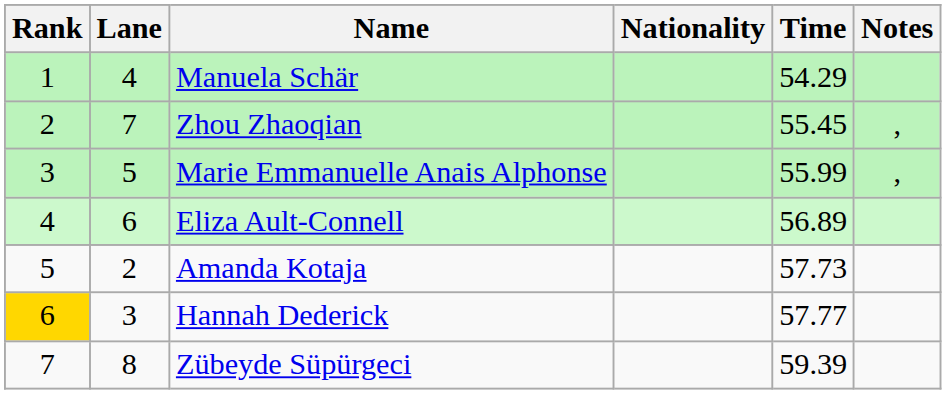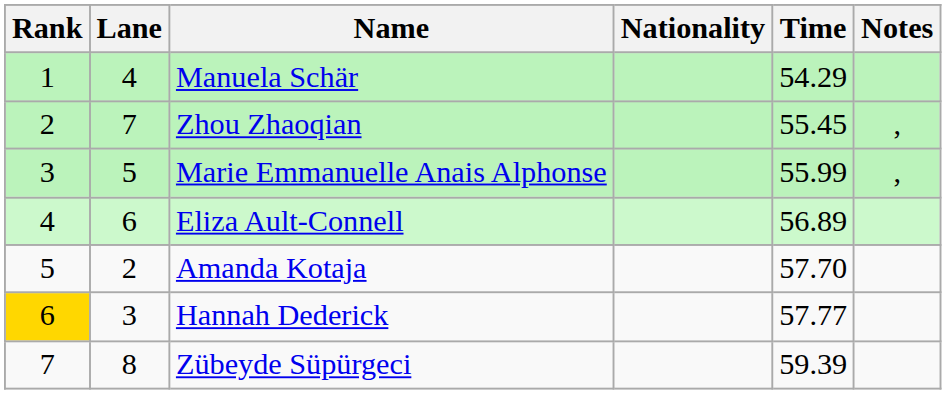(813, 268) 57.73 -> (813, 268) 57.70
